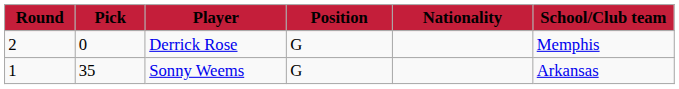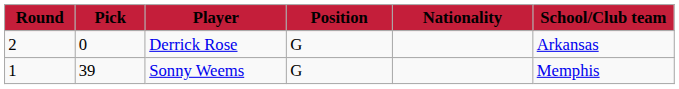(568, 44) Memphis -> (568, 44) Arkansas
(87, 70) 35 -> (87, 70) 39
(568, 70) Arkansas -> (568, 70) Memphis
